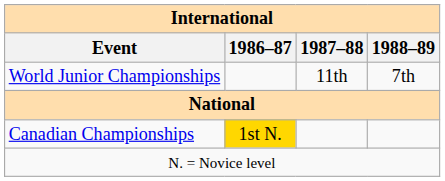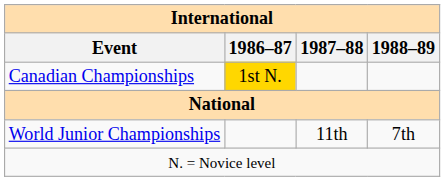rows swapped: (114, 76) <-> (101, 133)
